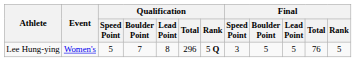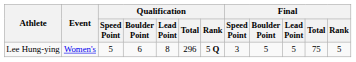(140, 50) 7 -> (140, 50) 6
(316, 50) 76 -> (316, 50) 75
